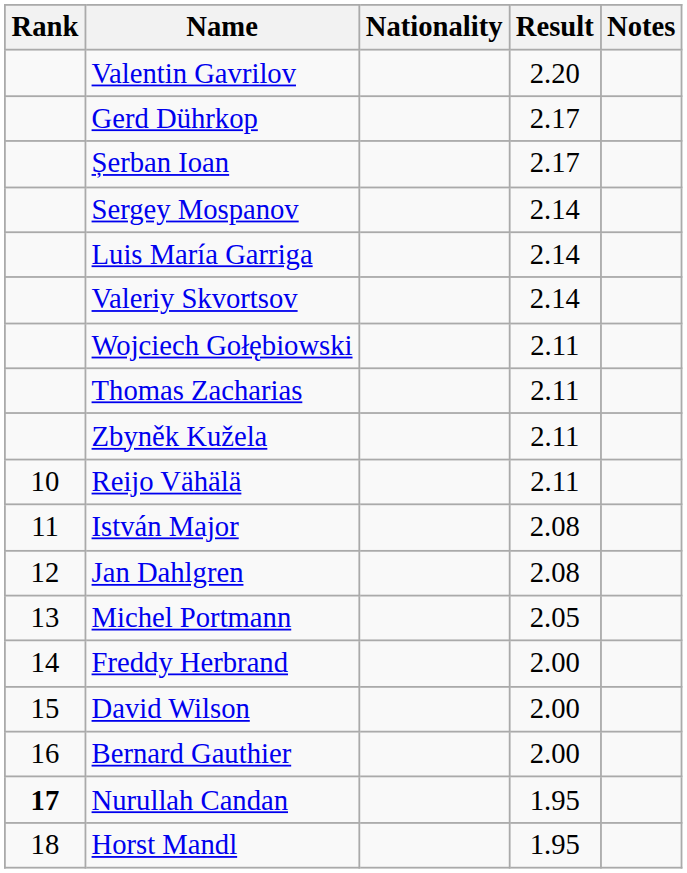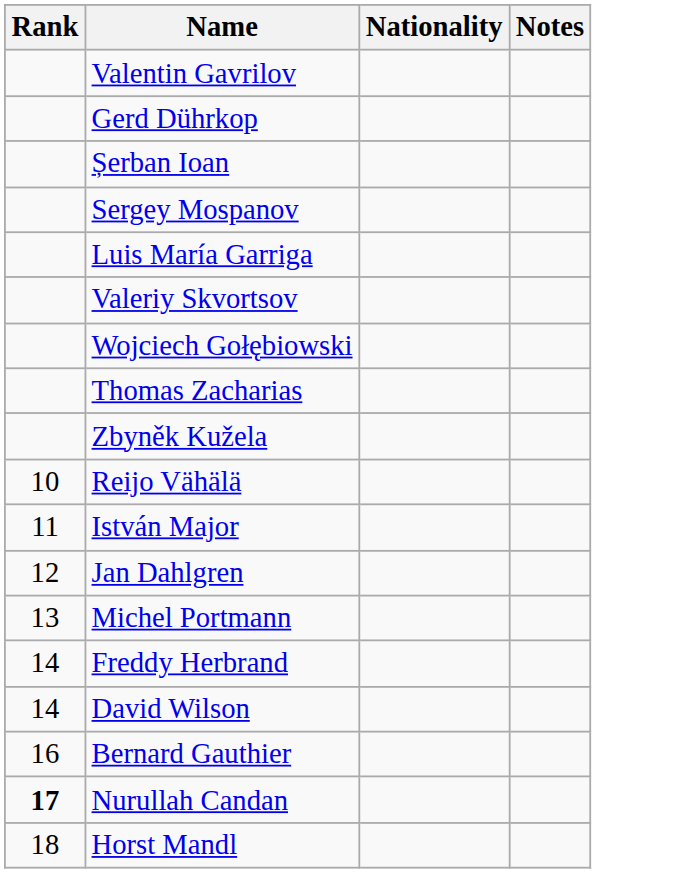- column: (555, 27)
(45, 708) 15 -> (45, 708) 14
